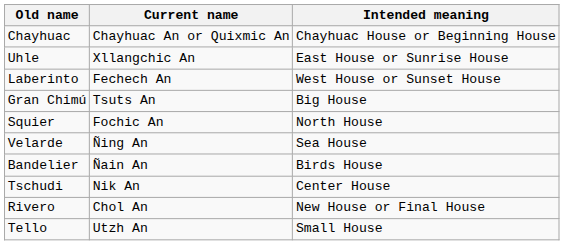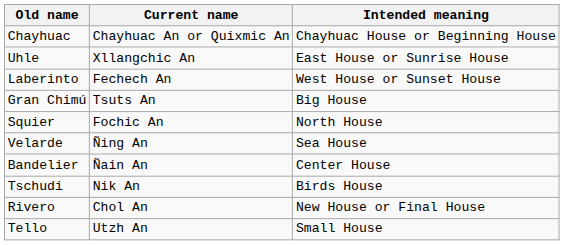(339, 165) Birds House -> (343, 165) Center House
(343, 186) Center House -> (339, 186) Birds House
